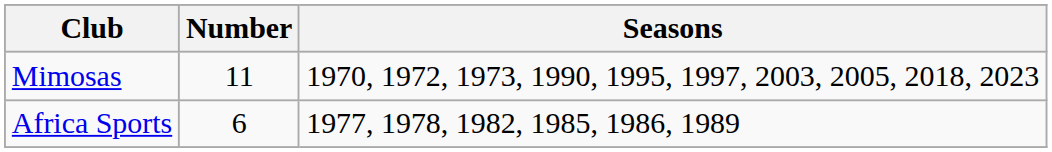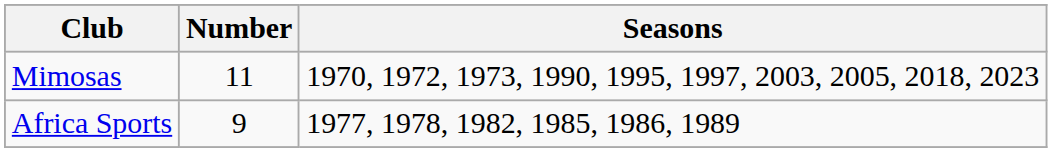(239, 123) 6 -> (239, 123) 9
